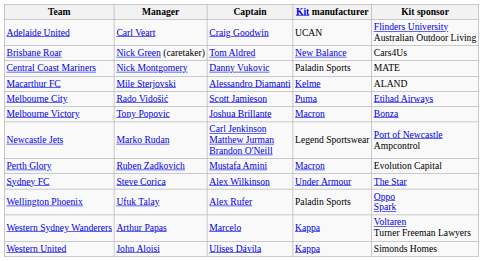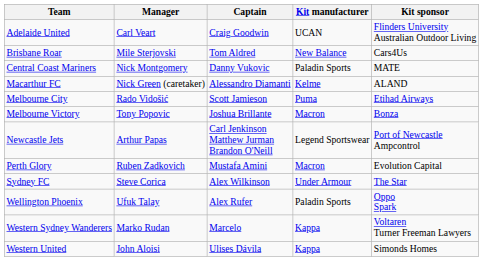(161, 53) Nick Green (caretaker) -> (146, 53) Mile Sterjovski
(146, 83) Mile Sterjovski -> (161, 83) Nick Green (caretaker)
(143, 140) Marko Rudan -> (142, 140) Arthur Papas
(142, 228) Arthur Papas -> (143, 228) Marko Rudan
